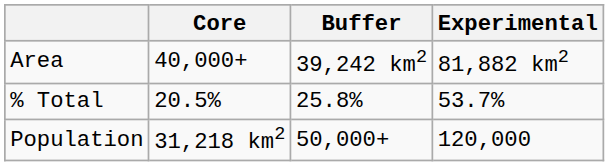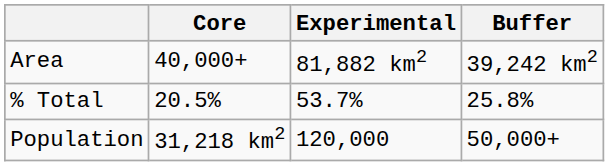columns swapped: (361, 23) <-> (518, 23)
